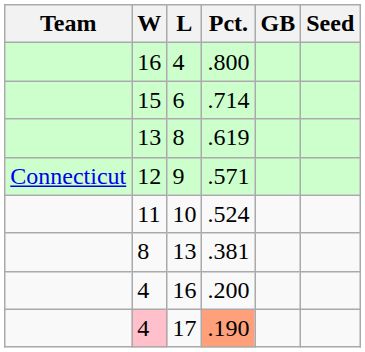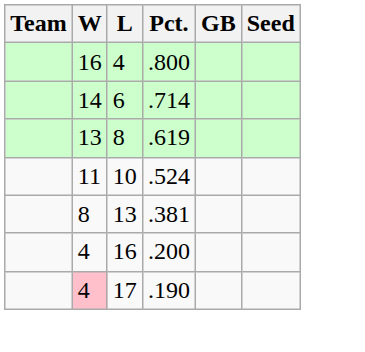(149, 99) 15 -> (90, 99) 14
- row: (178, 175)
(228, 328) lightsalmon background -> (169, 289) no background
